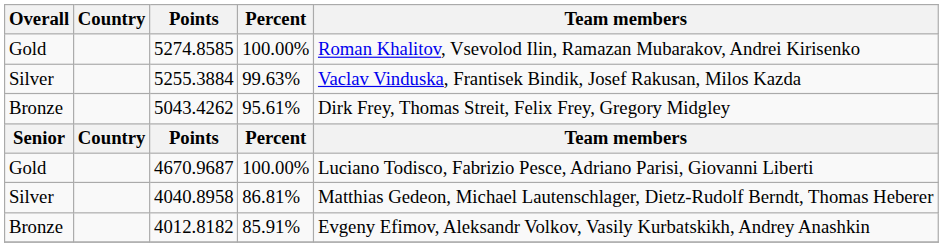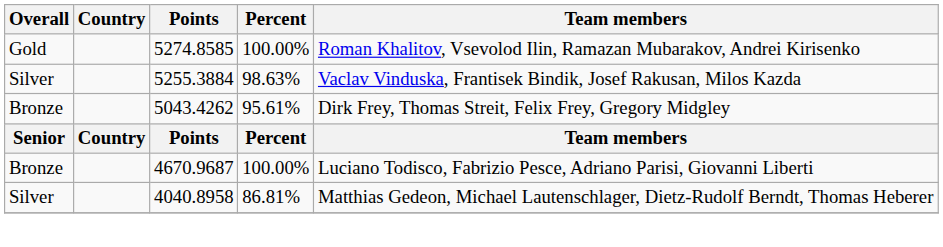(271, 78) 99.63% -> (271, 78) 98.63%
(28, 167) Gold -> (36, 167) Bronze
- row: (194, 227)
